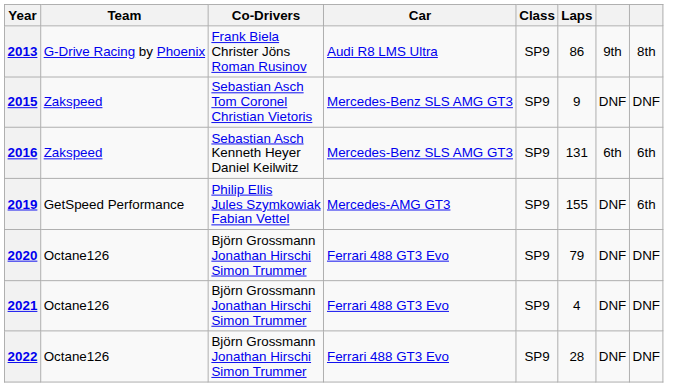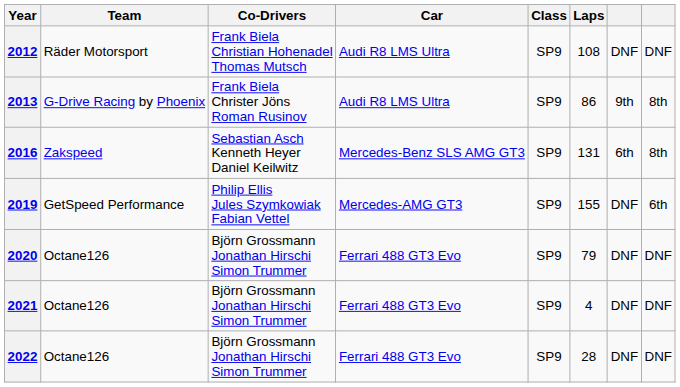+ row: (22, 51)
- row: (22, 102)
(646, 153) 6th -> (658, 153) 8th
